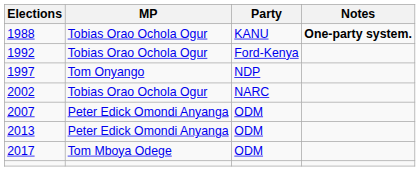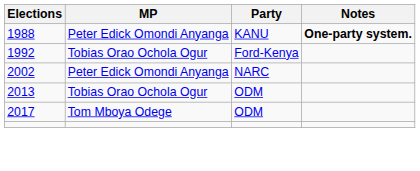(138, 33) Tobias Orao Ochola Ogur -> (148, 33) Peter Edick Omondi Anyanga
- row: (21, 72)
(138, 92) Tobias Orao Ochola Ogur -> (148, 72) Peter Edick Omondi Anyanga
- row: (21, 111)
(148, 131) Peter Edick Omondi Anyanga -> (138, 92) Tobias Orao Ochola Ogur
